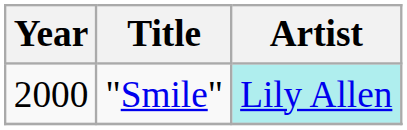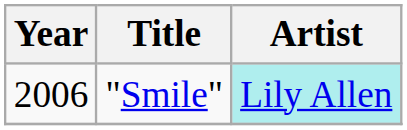(51, 93) 2000 -> (51, 93) 2006
